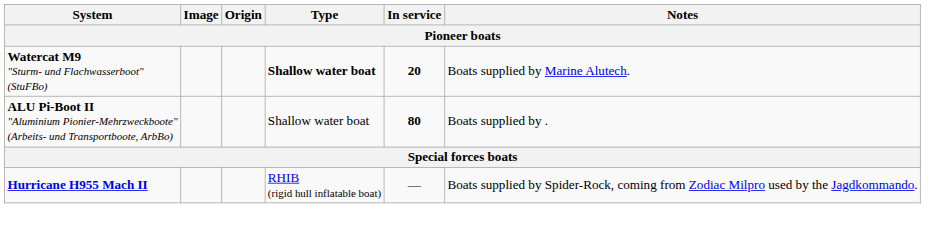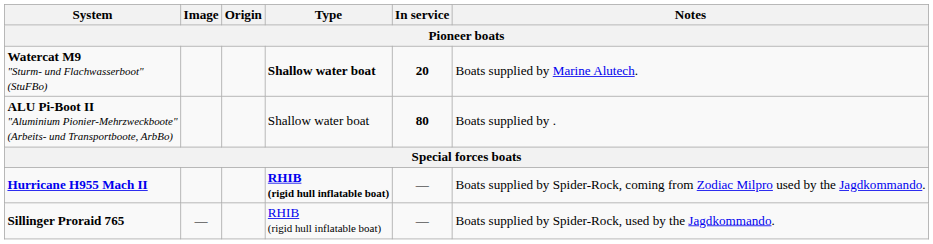(324, 185) normal -> (328, 185) bold
+ row: (66, 220)
